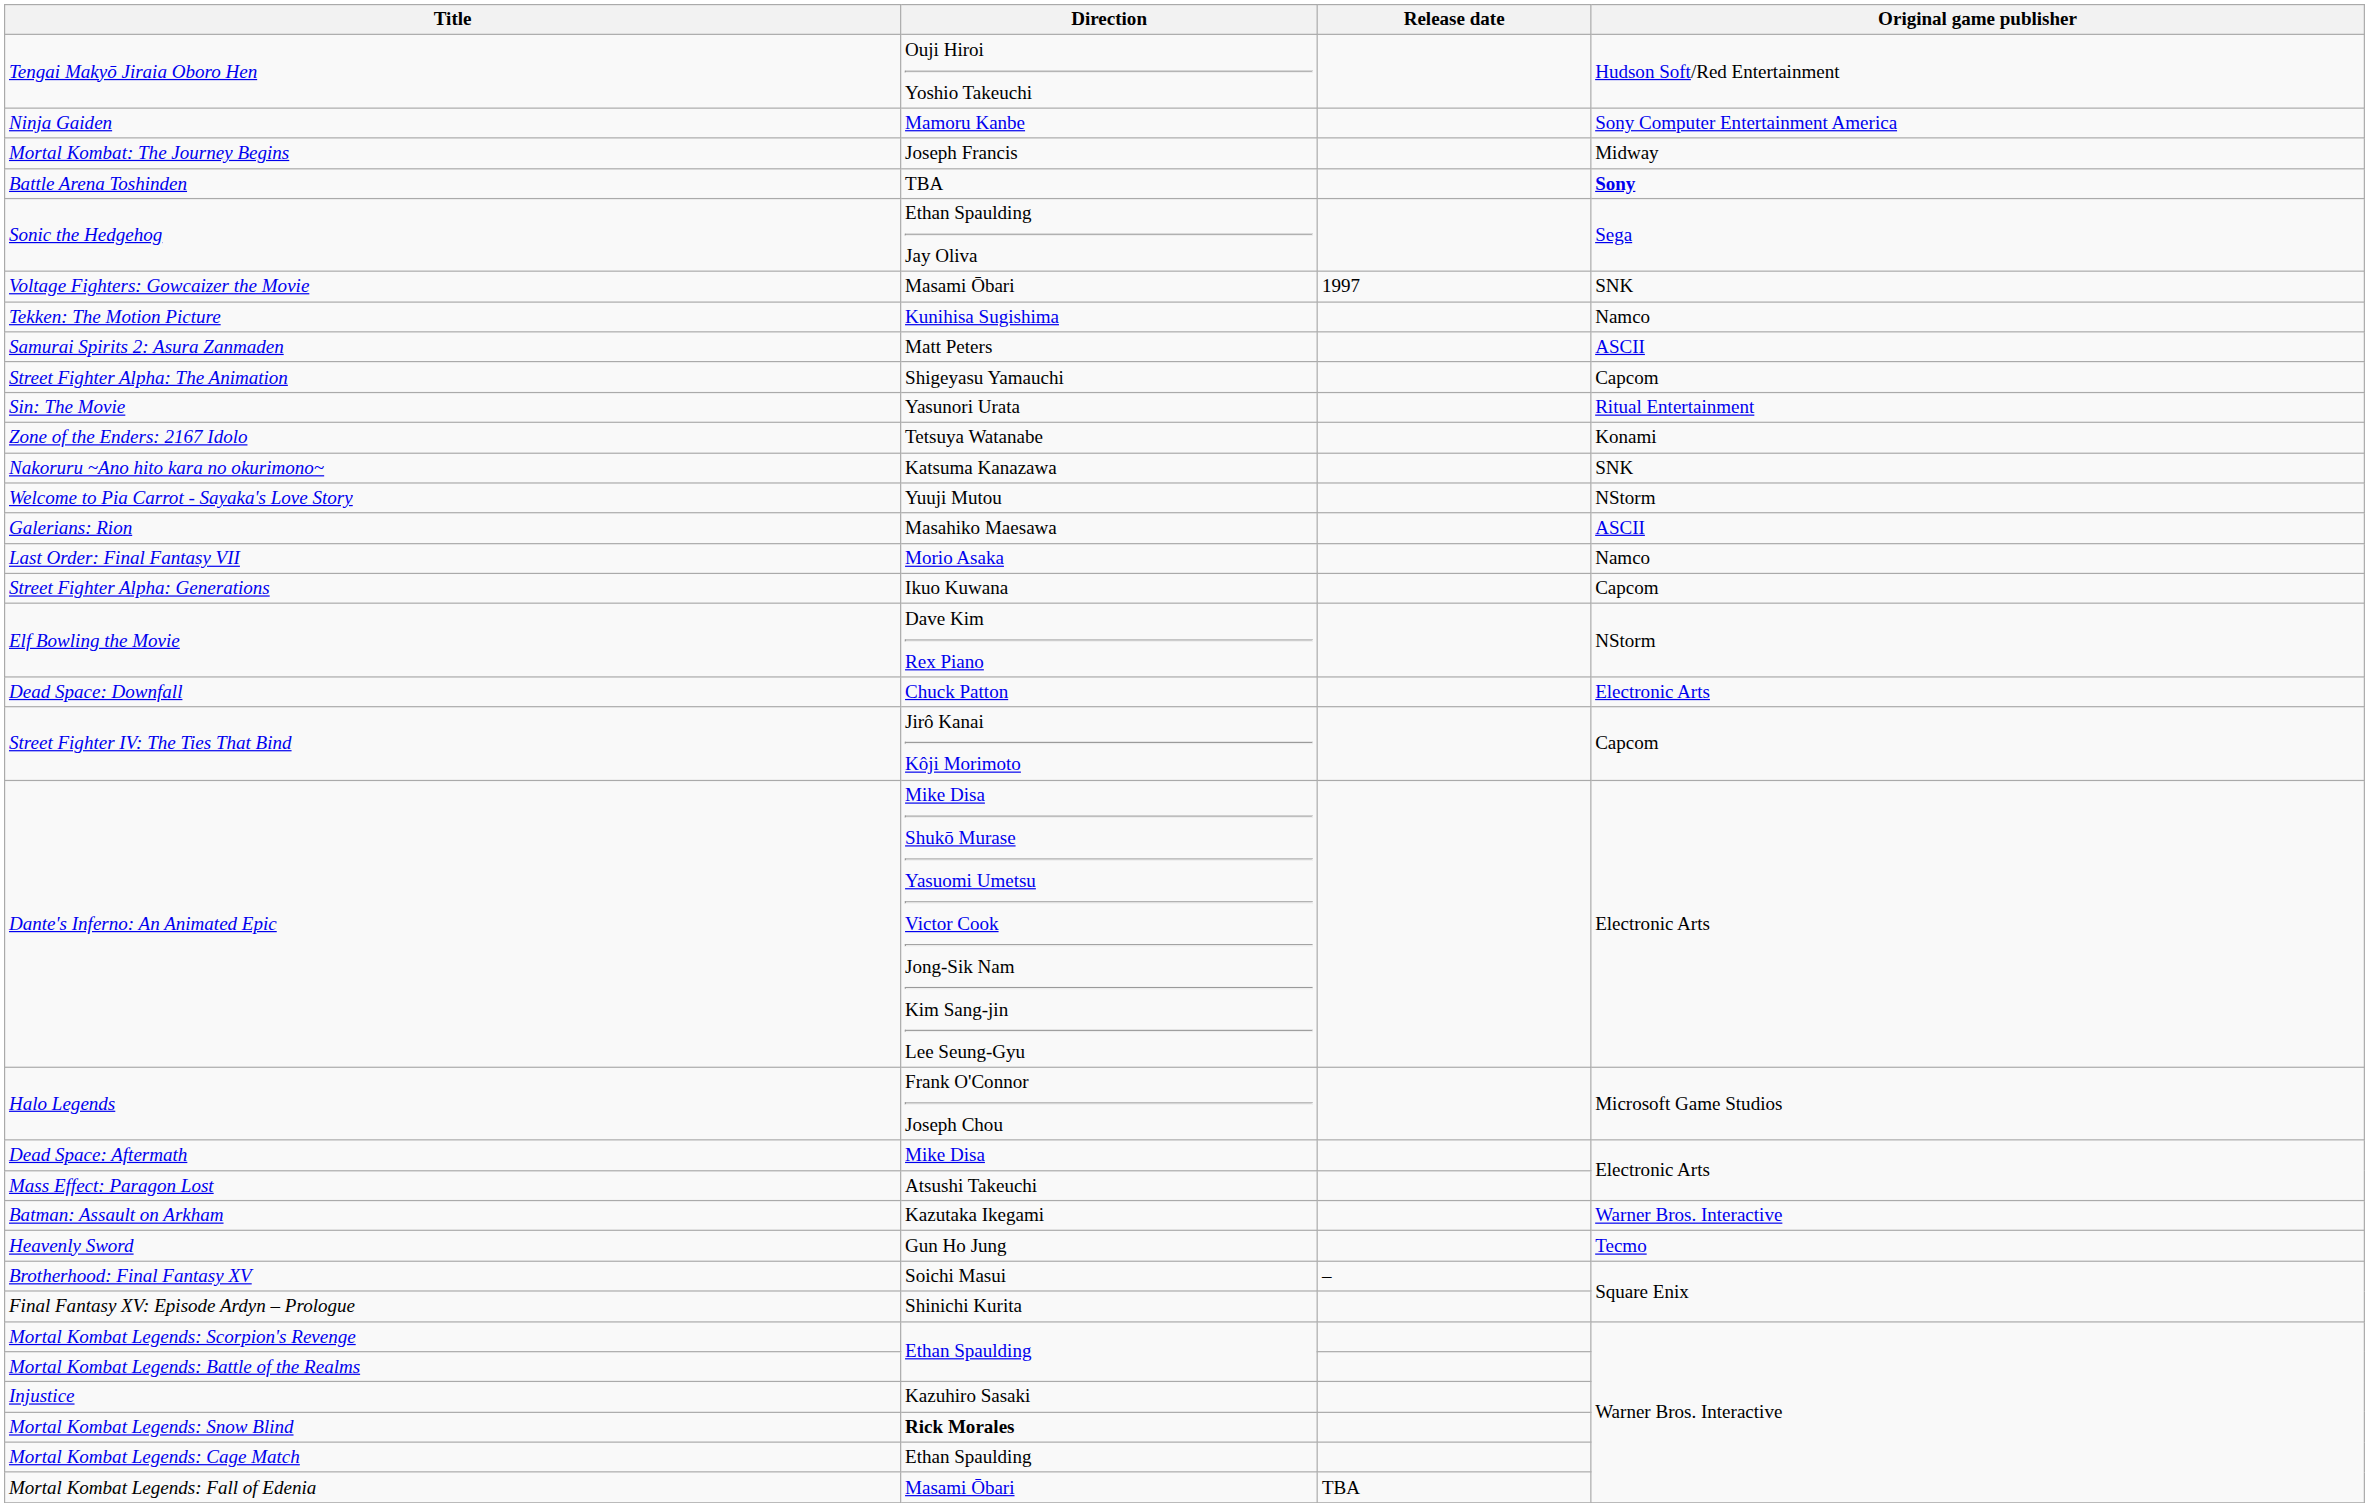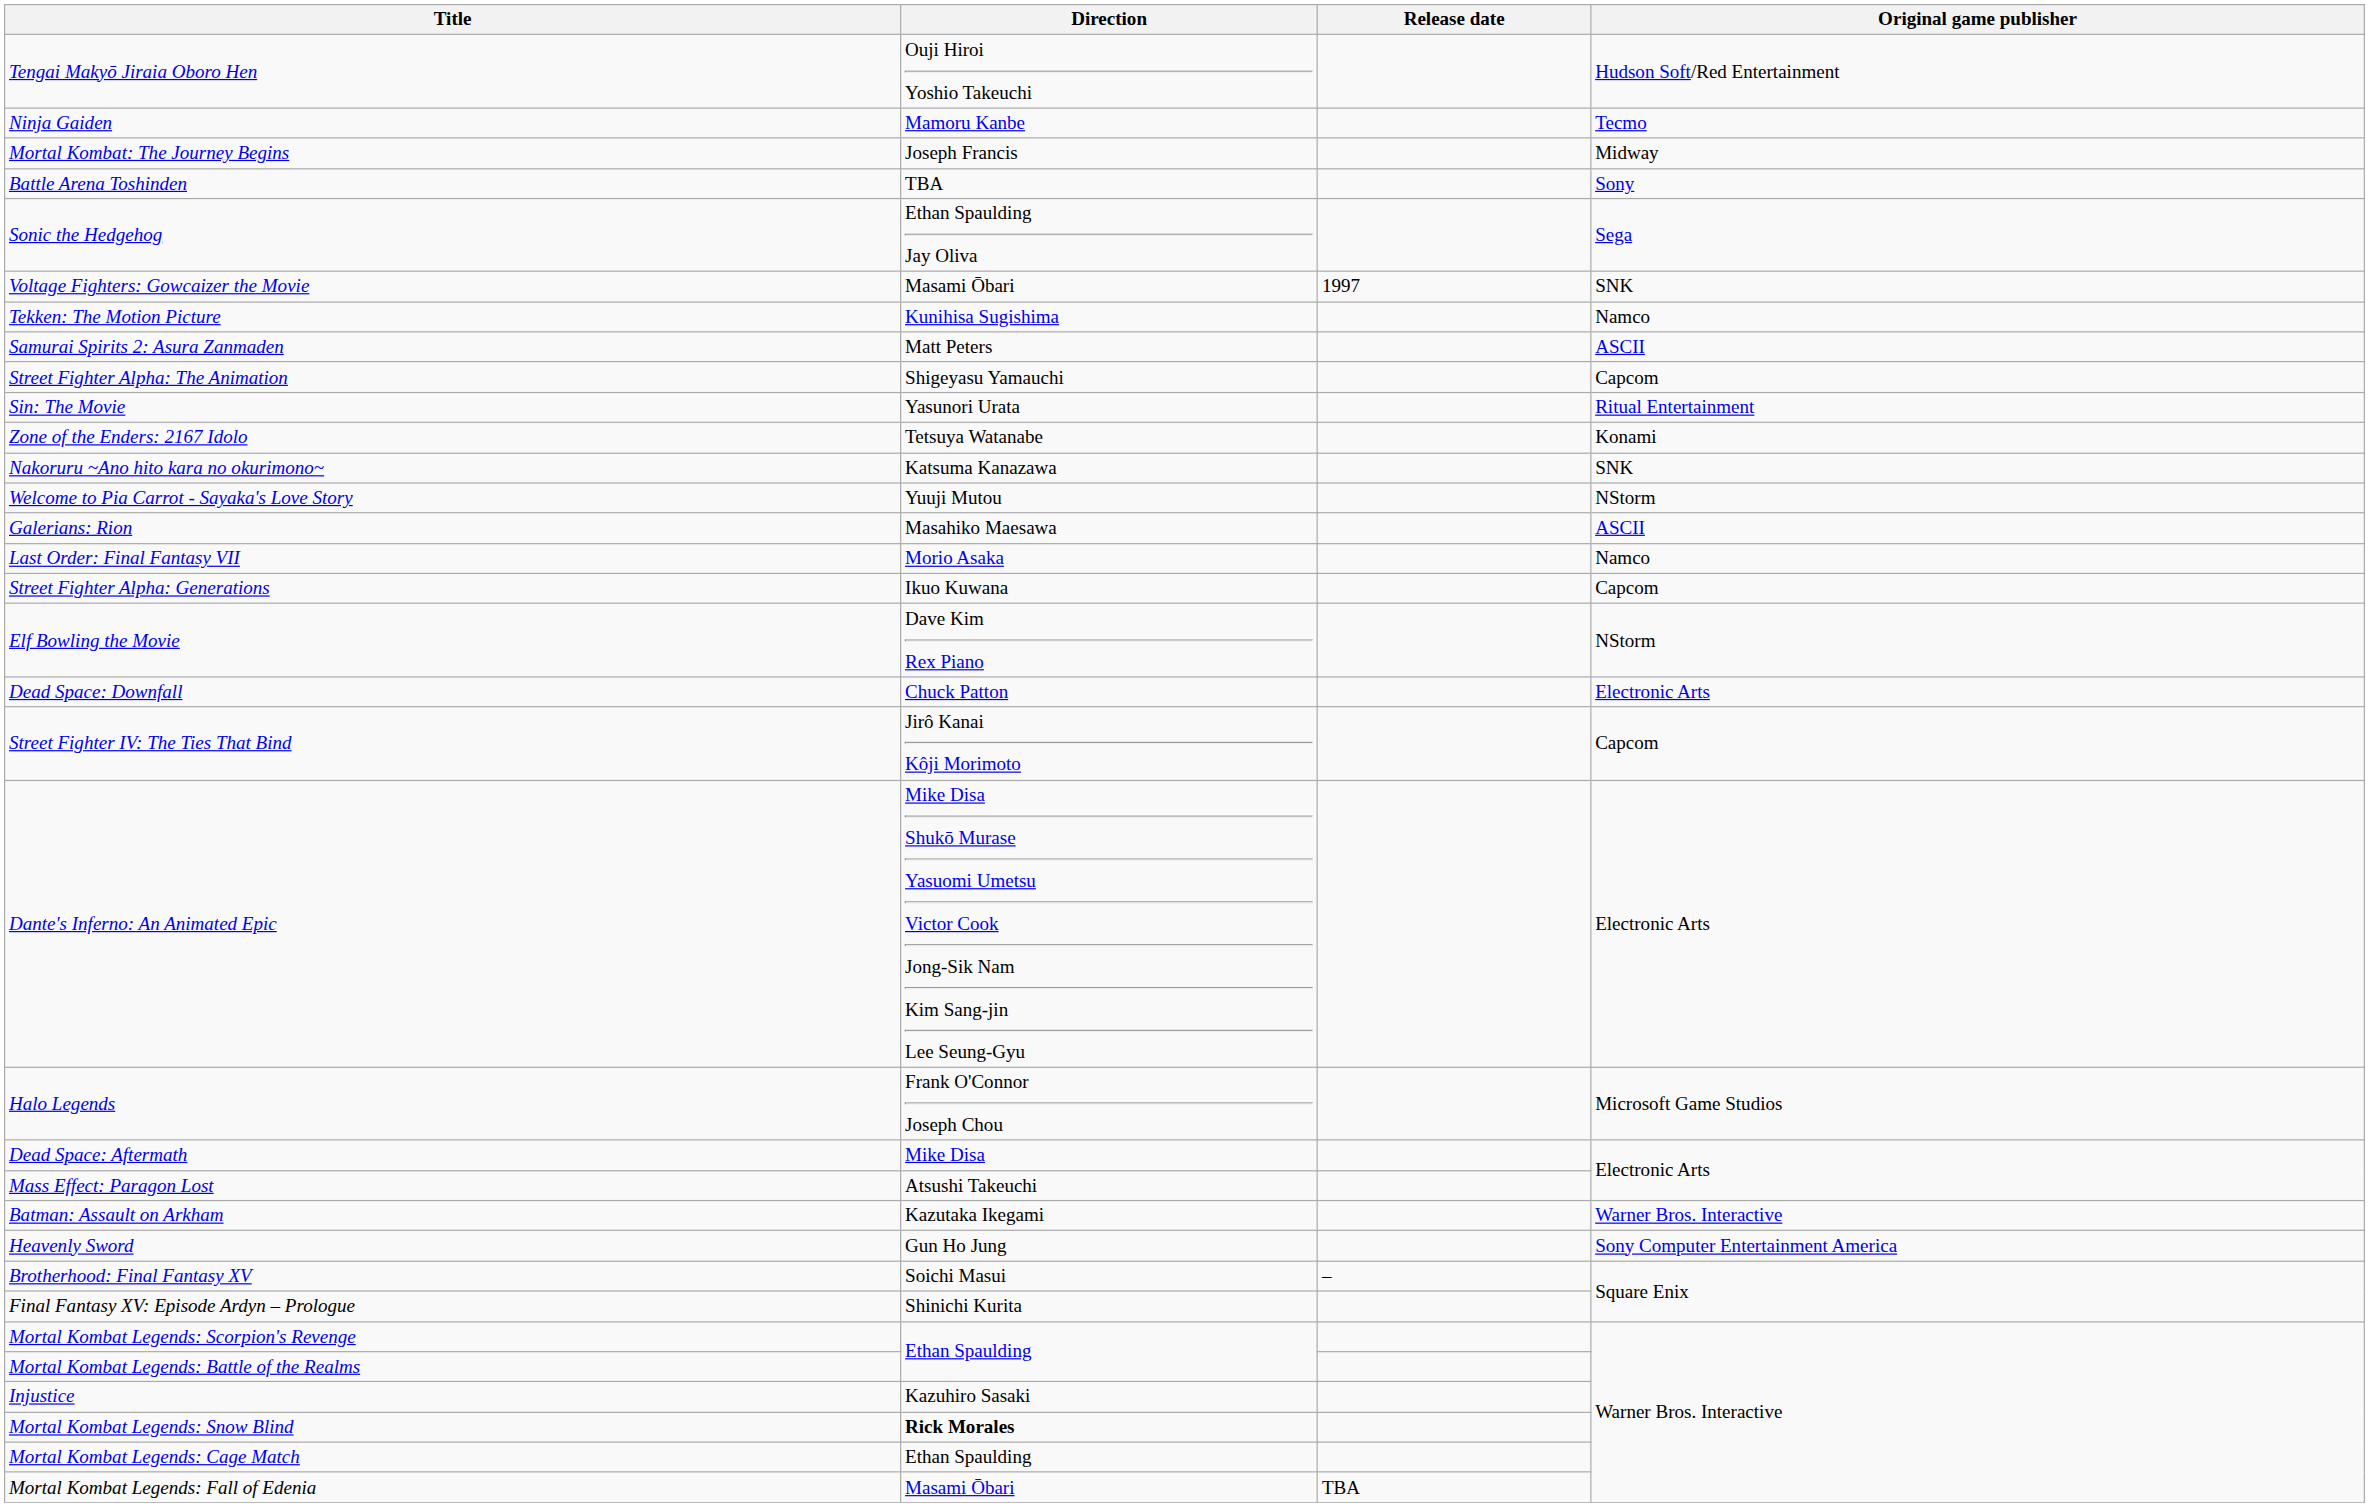(1746, 122) Sony Computer Entertainment America -> (1621, 122) Tecmo
(1615, 183) bold -> (1615, 183) normal
(1621, 1245) Tecmo -> (1746, 1245) Sony Computer Entertainment America
